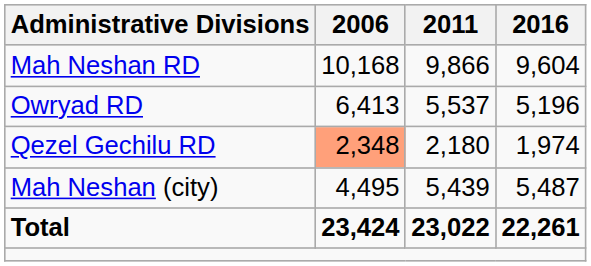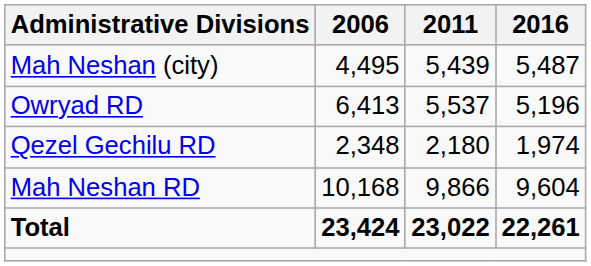rows swapped: (105, 65) <-> (115, 187)
(368, 146) lightsalmon background -> (368, 146) no background
